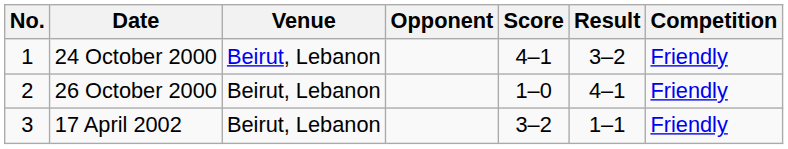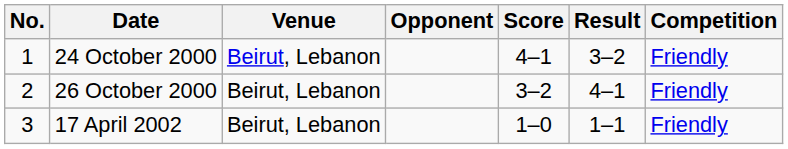(534, 90) 1–0 -> (534, 90) 3–2
(534, 125) 3–2 -> (534, 125) 1–0
